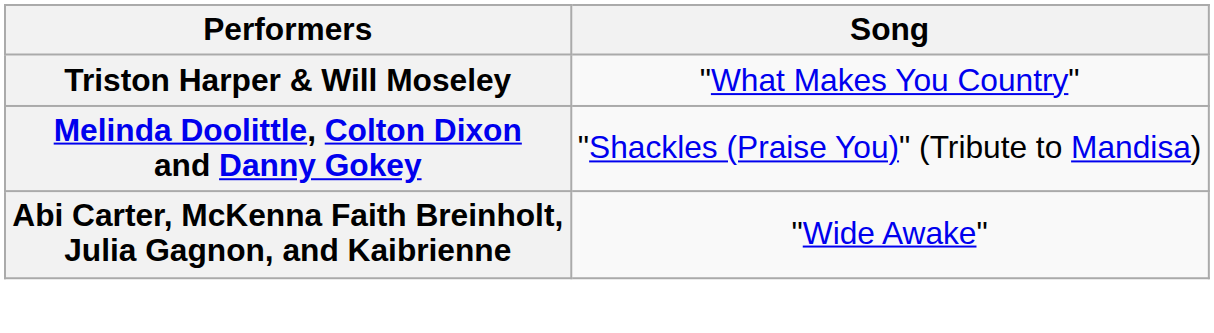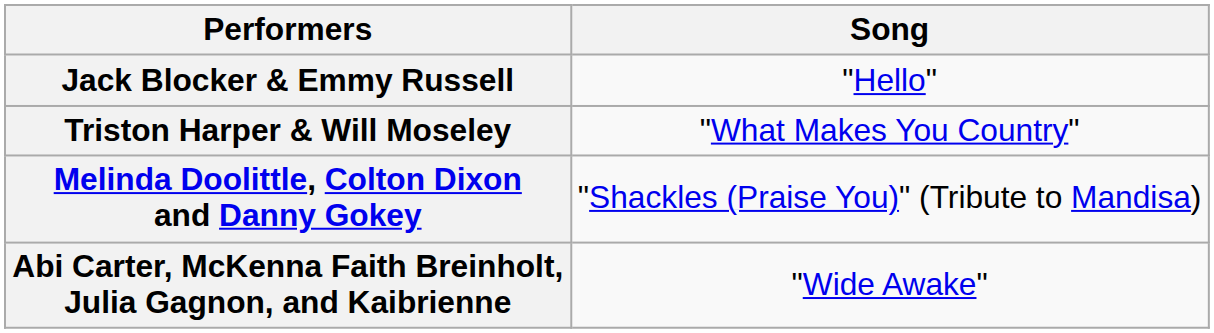+ row: (288, 79)
